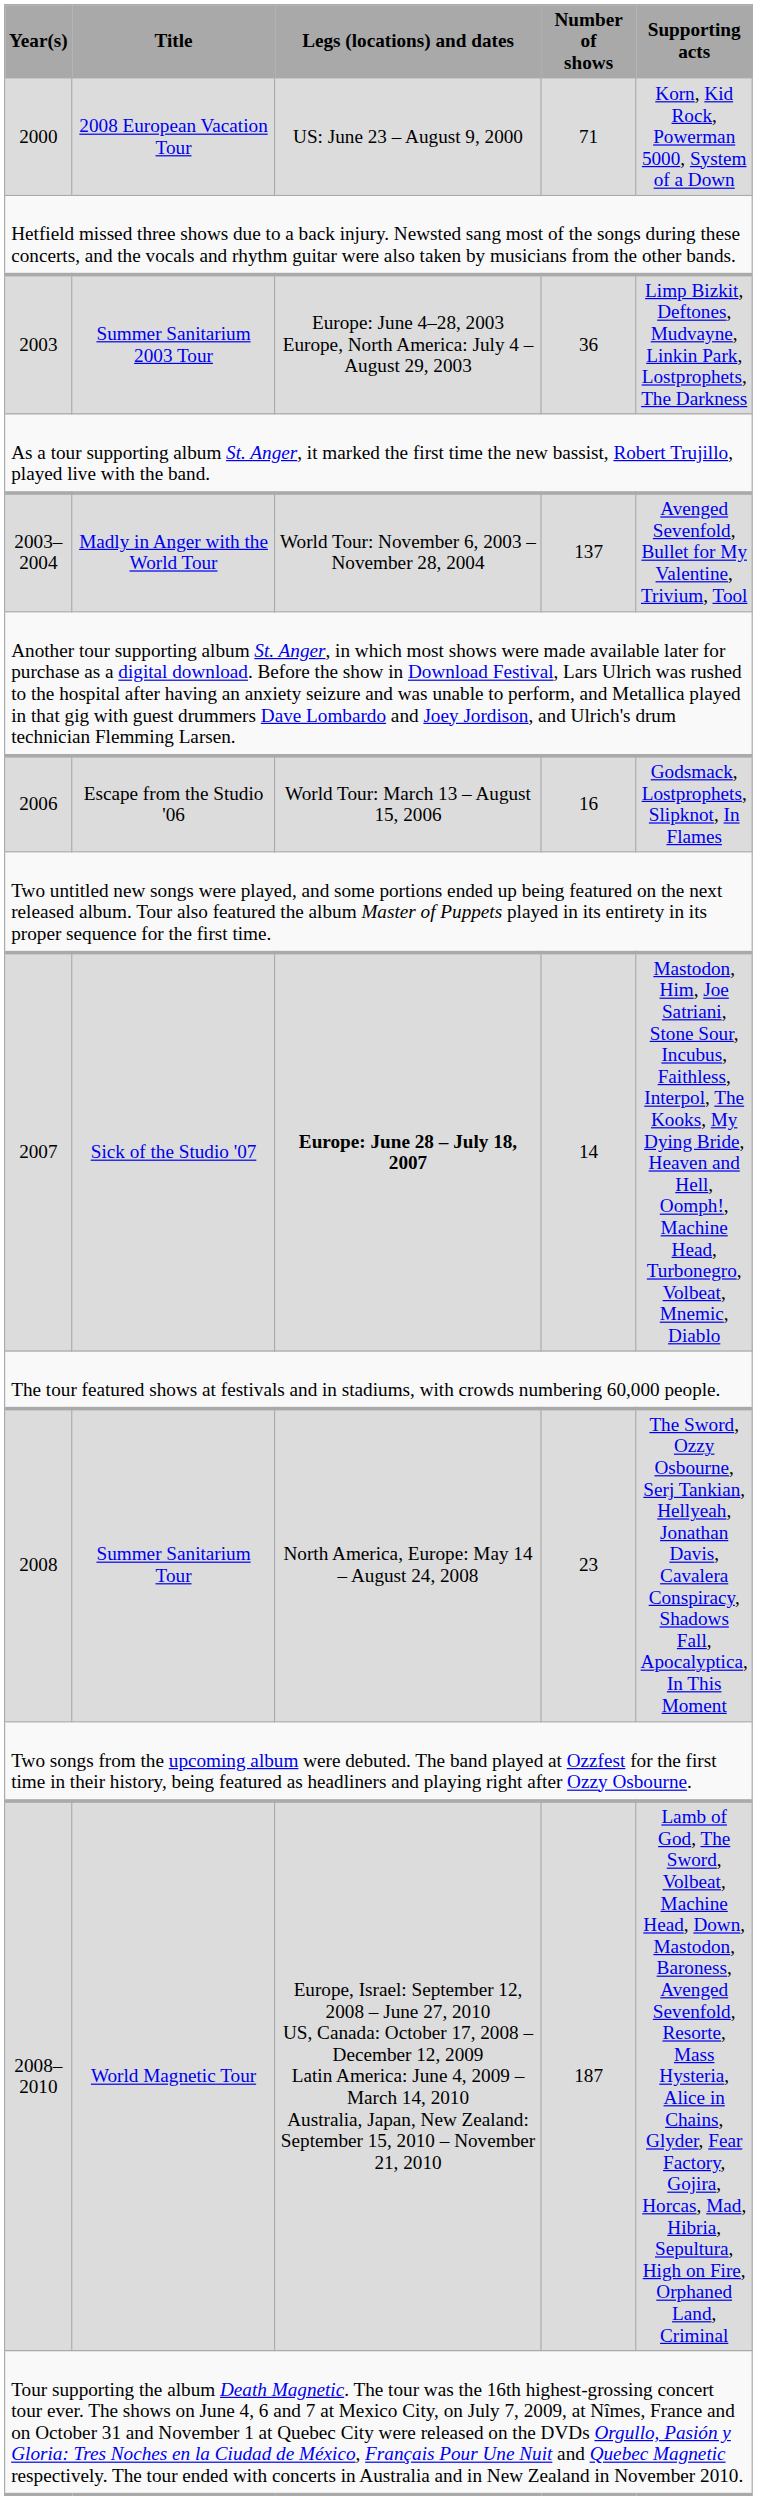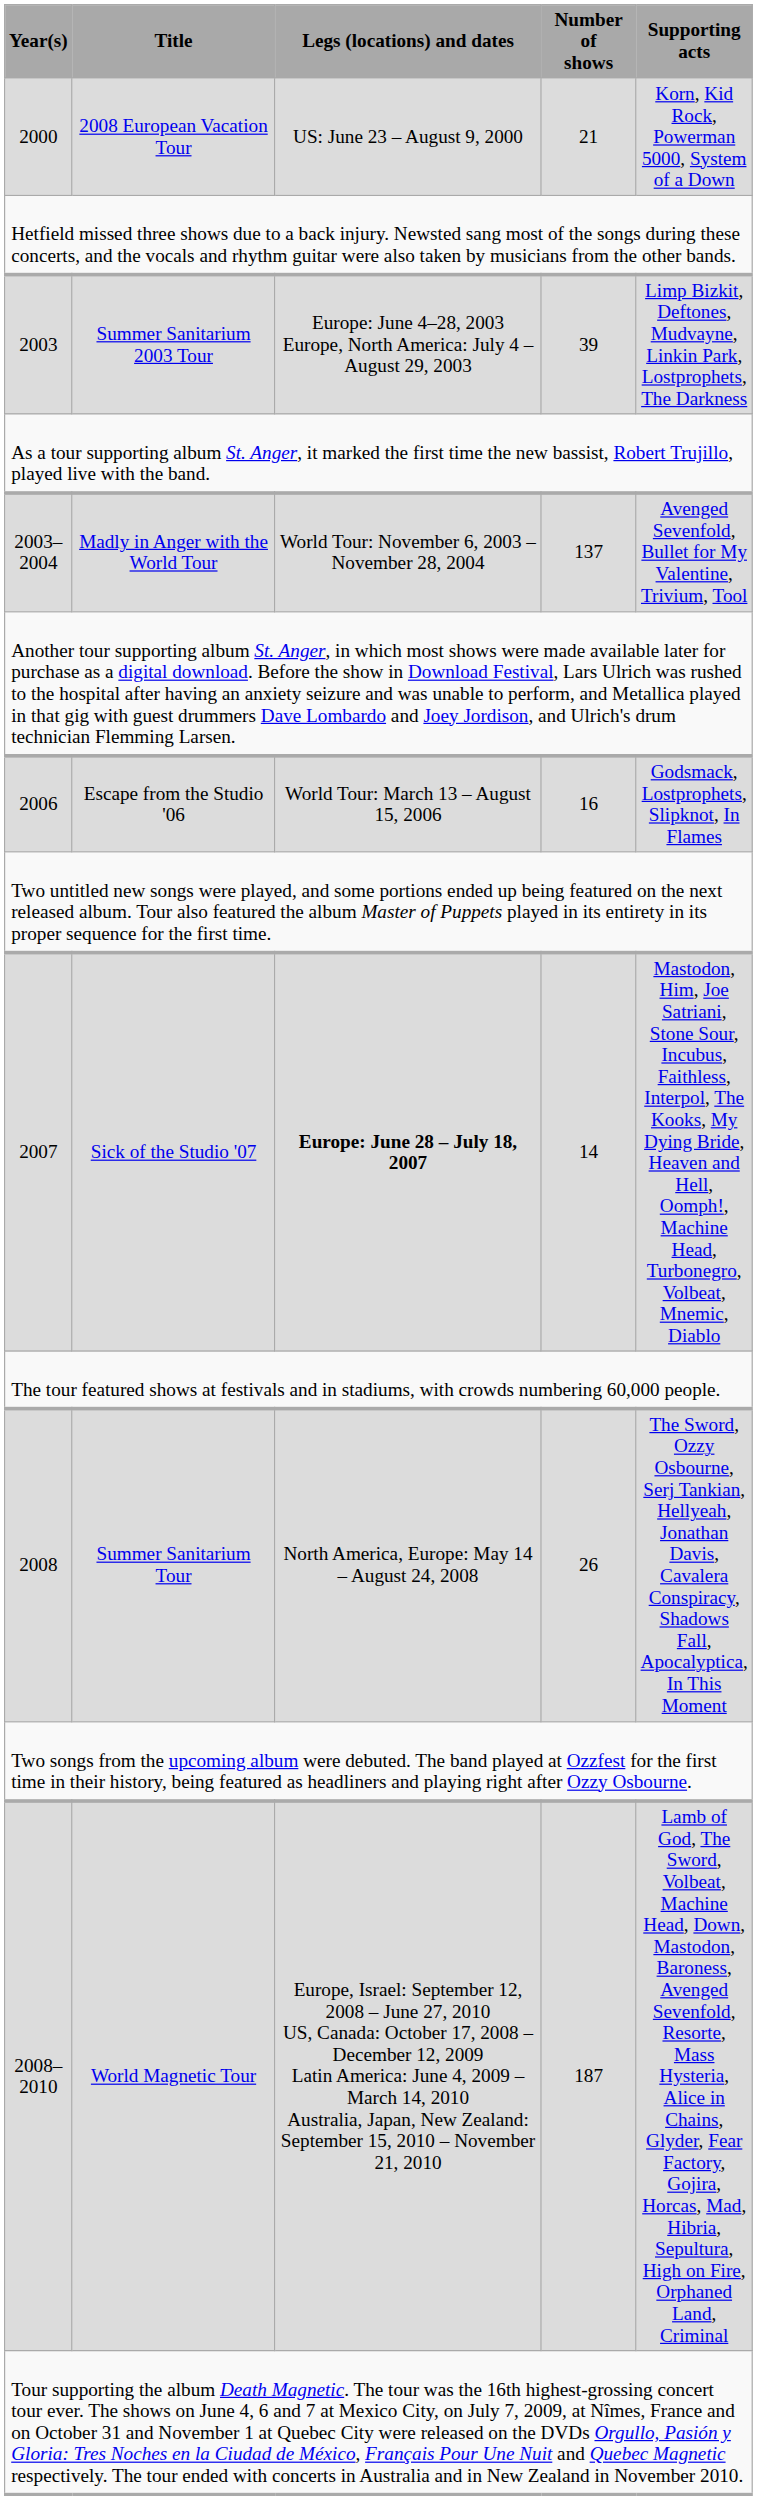(589, 136) 71 -> (589, 136) 21
(589, 344) 36 -> (589, 344) 39
(589, 1565) 23 -> (589, 1565) 26
